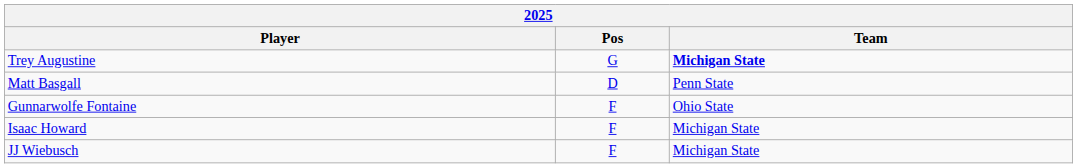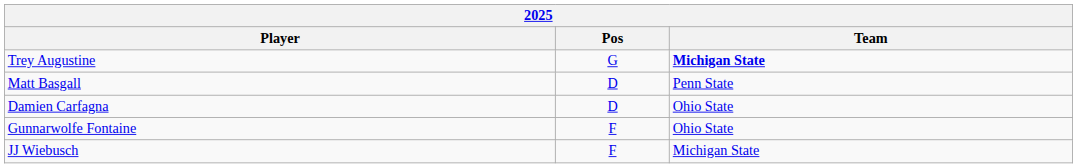+ row: (58, 106)
- row: (47, 128)
